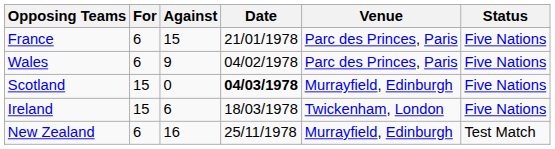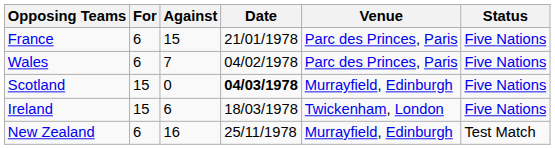(168, 62) 9 -> (168, 62) 7
